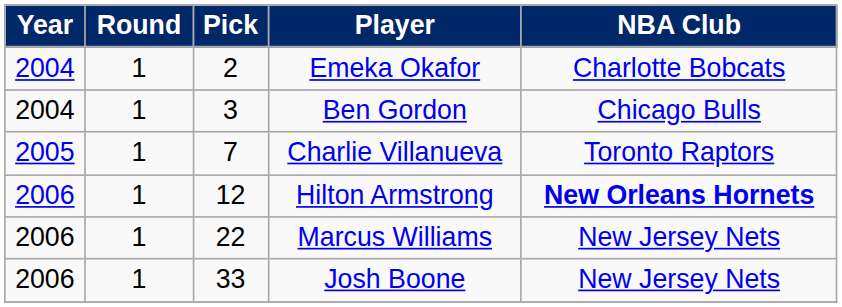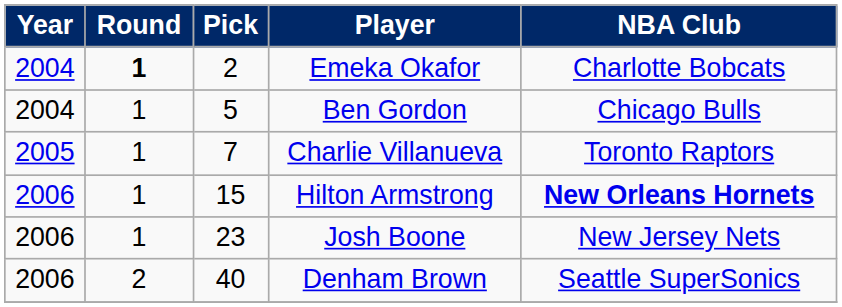(139, 68) normal -> (139, 68) bold
(231, 110) 3 -> (231, 110) 5
(231, 195) 12 -> (231, 195) 15
- row: (395, 237)
(231, 279) 33 -> (231, 237) 23
+ row: (395, 279)
